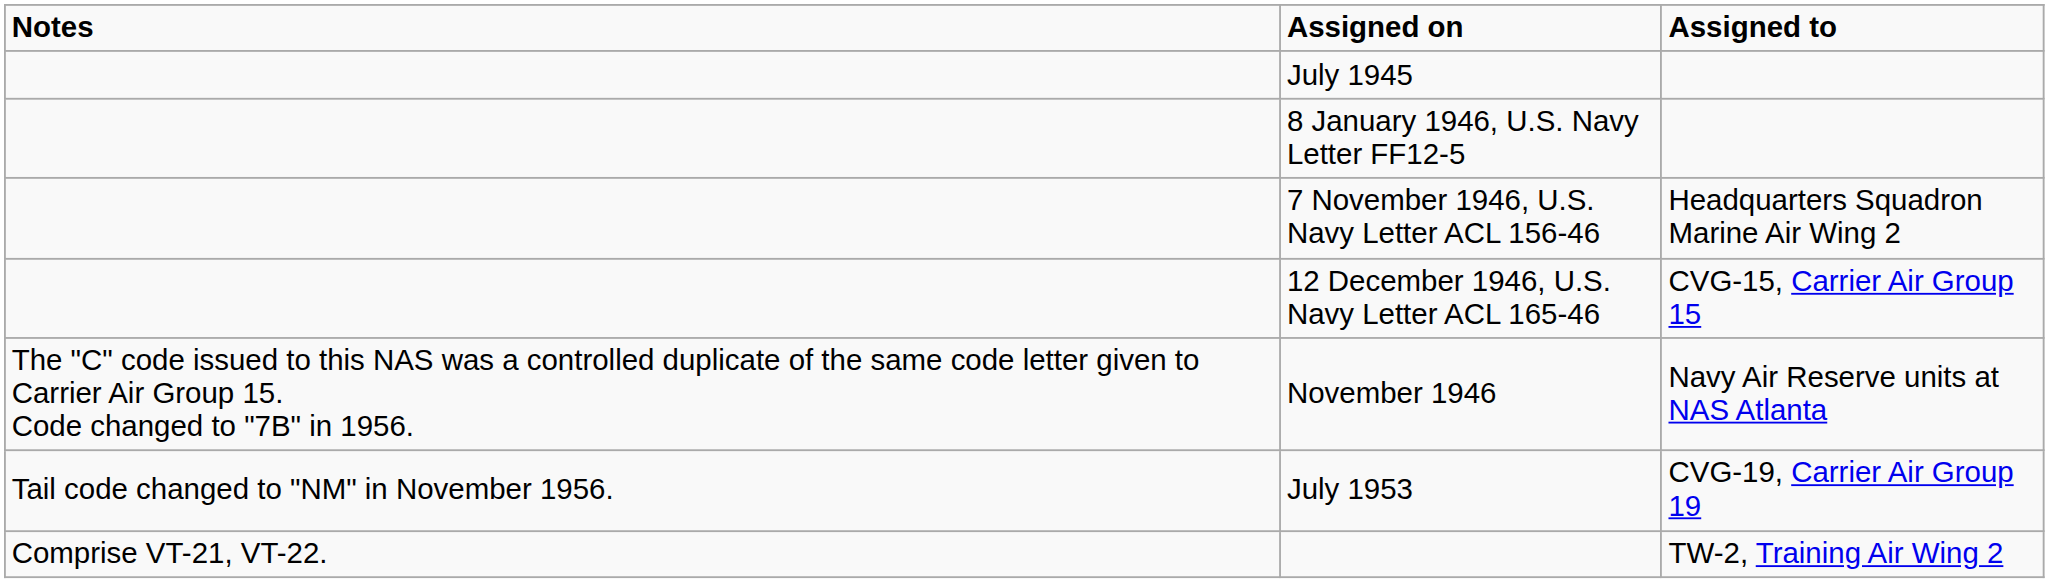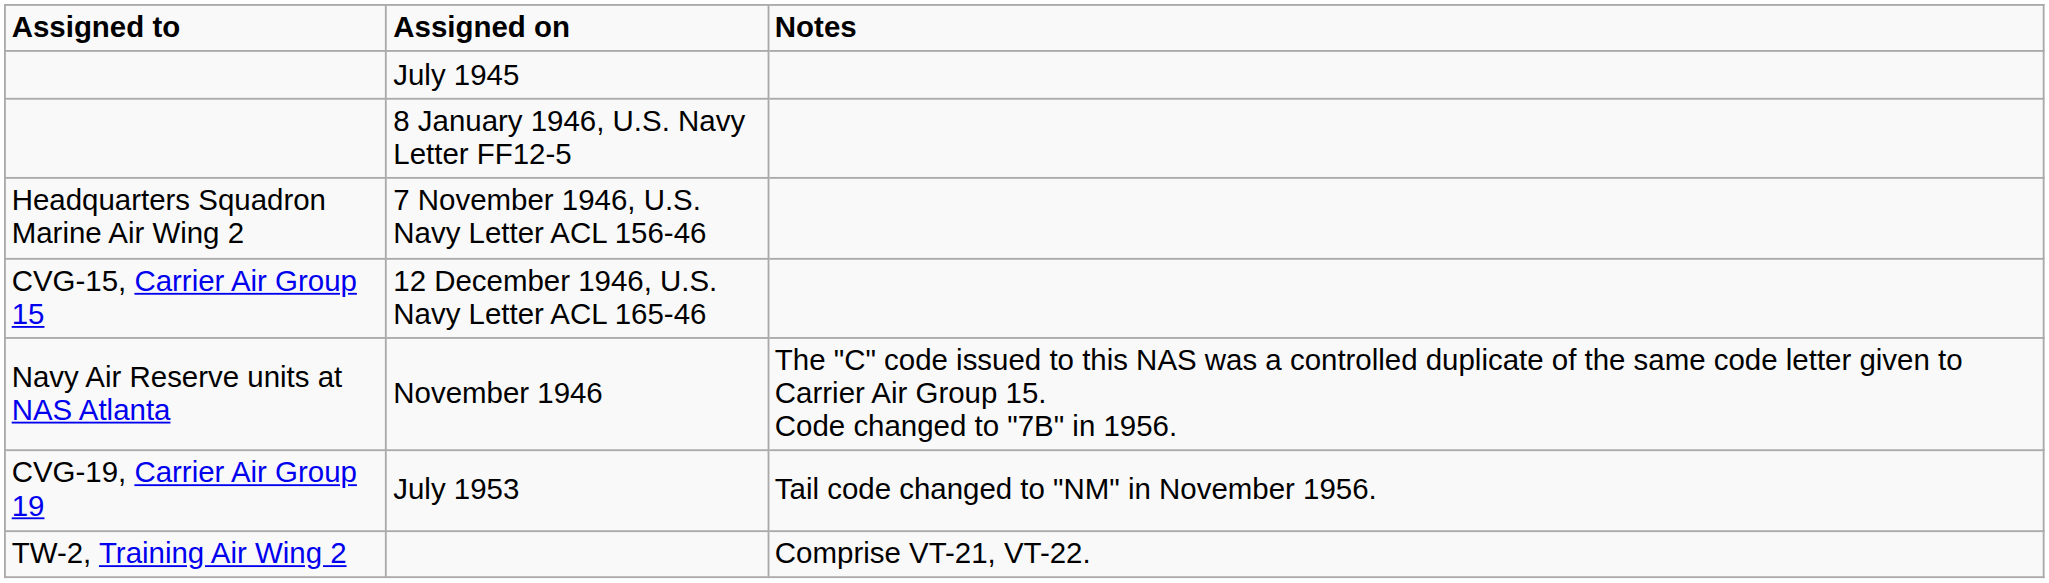columns swapped: (1753, 27) <-> (53, 27)
